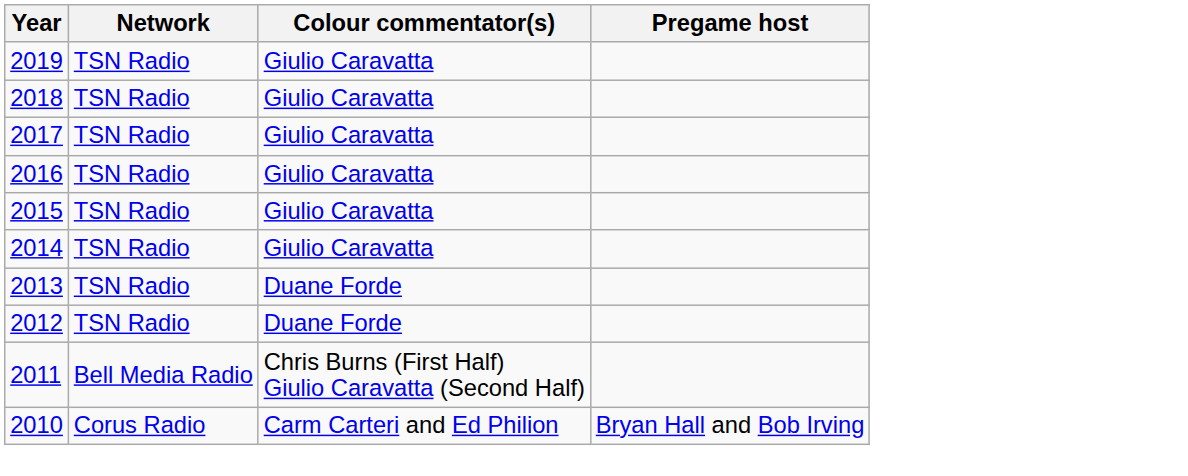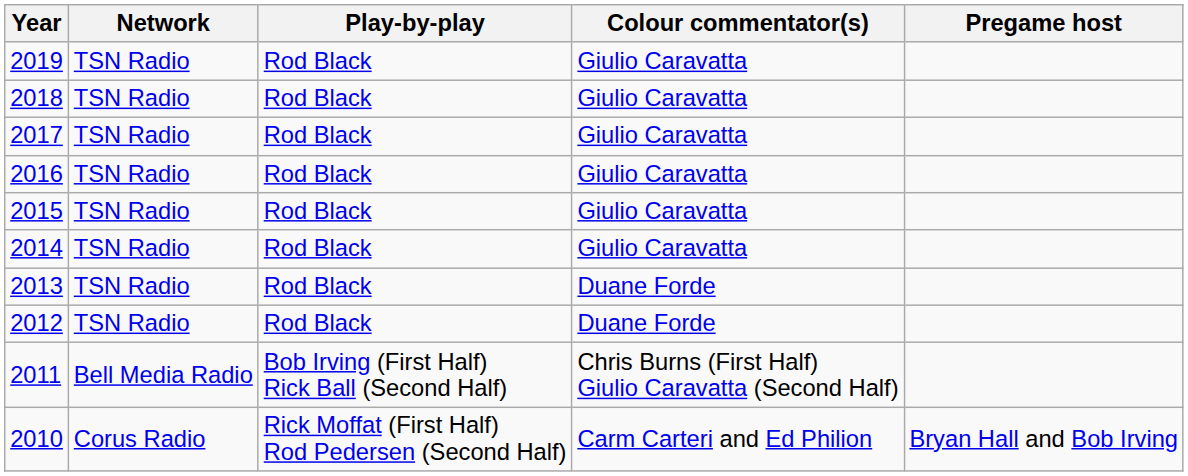+ column: (415, 23)
